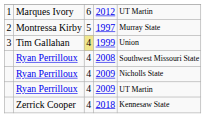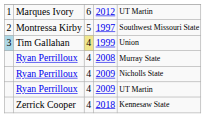(140, 27) Murray State -> (159, 27) Southwest Missouri State
(9, 43) no background -> (9, 43) lightblue background
(159, 58) Southwest Missouri State -> (140, 58) Murray State
